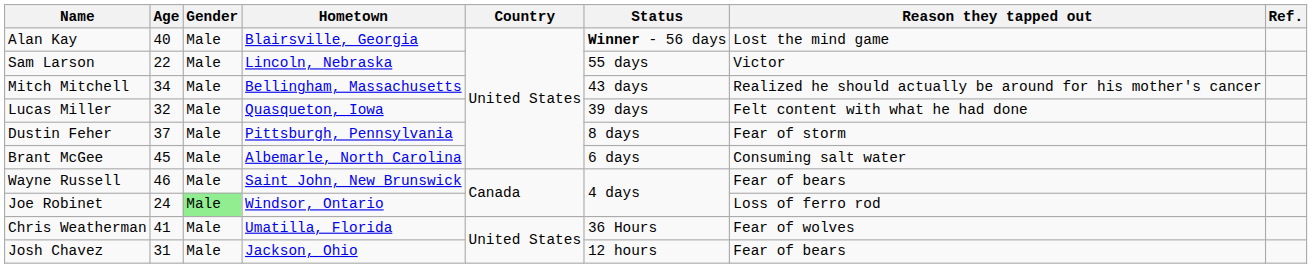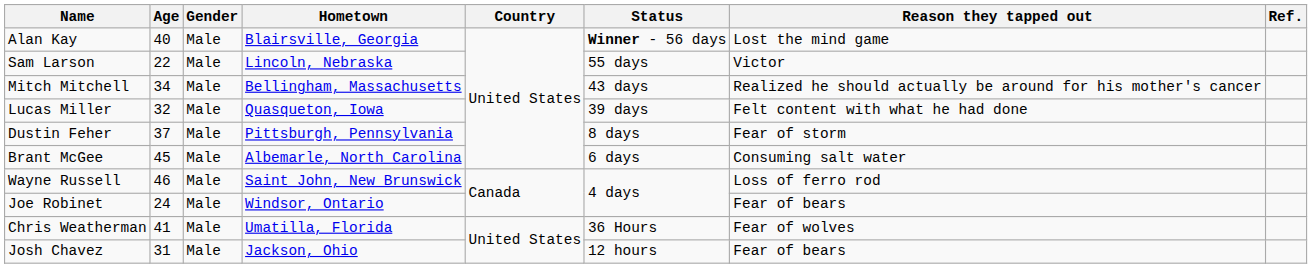(790, 181) Fear of bears -> (807, 181) Loss of ferro rod
(204, 204) lightgreen background -> (204, 204) no background
(807, 204) Loss of ferro rod -> (790, 204) Fear of bears
